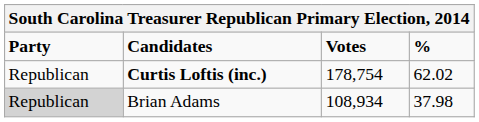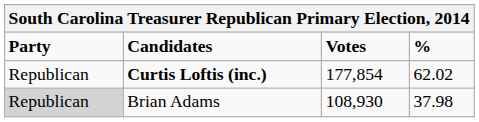(354, 74) 178,754 -> (354, 74) 177,854
(354, 102) 108,934 -> (354, 102) 108,930
